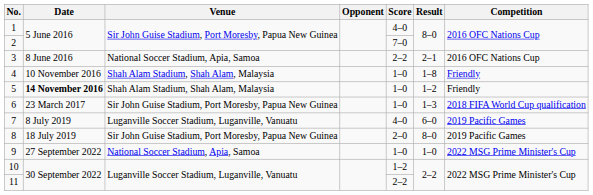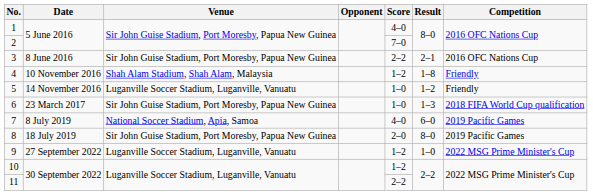(183, 58) National Soccer Stadium, Apia, Samoa -> (221, 58) Sir John Guise Stadium, Port Moresby, Papua New Guinea
(400, 74) 1–0 -> (398, 74) 1–2
(64, 89) bold -> (63, 89) normal
(191, 89) Shah Alam Stadium, Shah Alam, Malaysia -> (201, 89) Luganville Soccer Stadium, Luganville, Vanuatu
(202, 120) Luganville Soccer Stadium, Luganville, Vanuatu -> (182, 120) National Soccer Stadium, Apia, Samoa
(183, 151) National Soccer Stadium, Apia, Samoa -> (201, 151) Luganville Soccer Stadium, Luganville, Vanuatu
(400, 151) 1–0 -> (398, 151) 1–2
